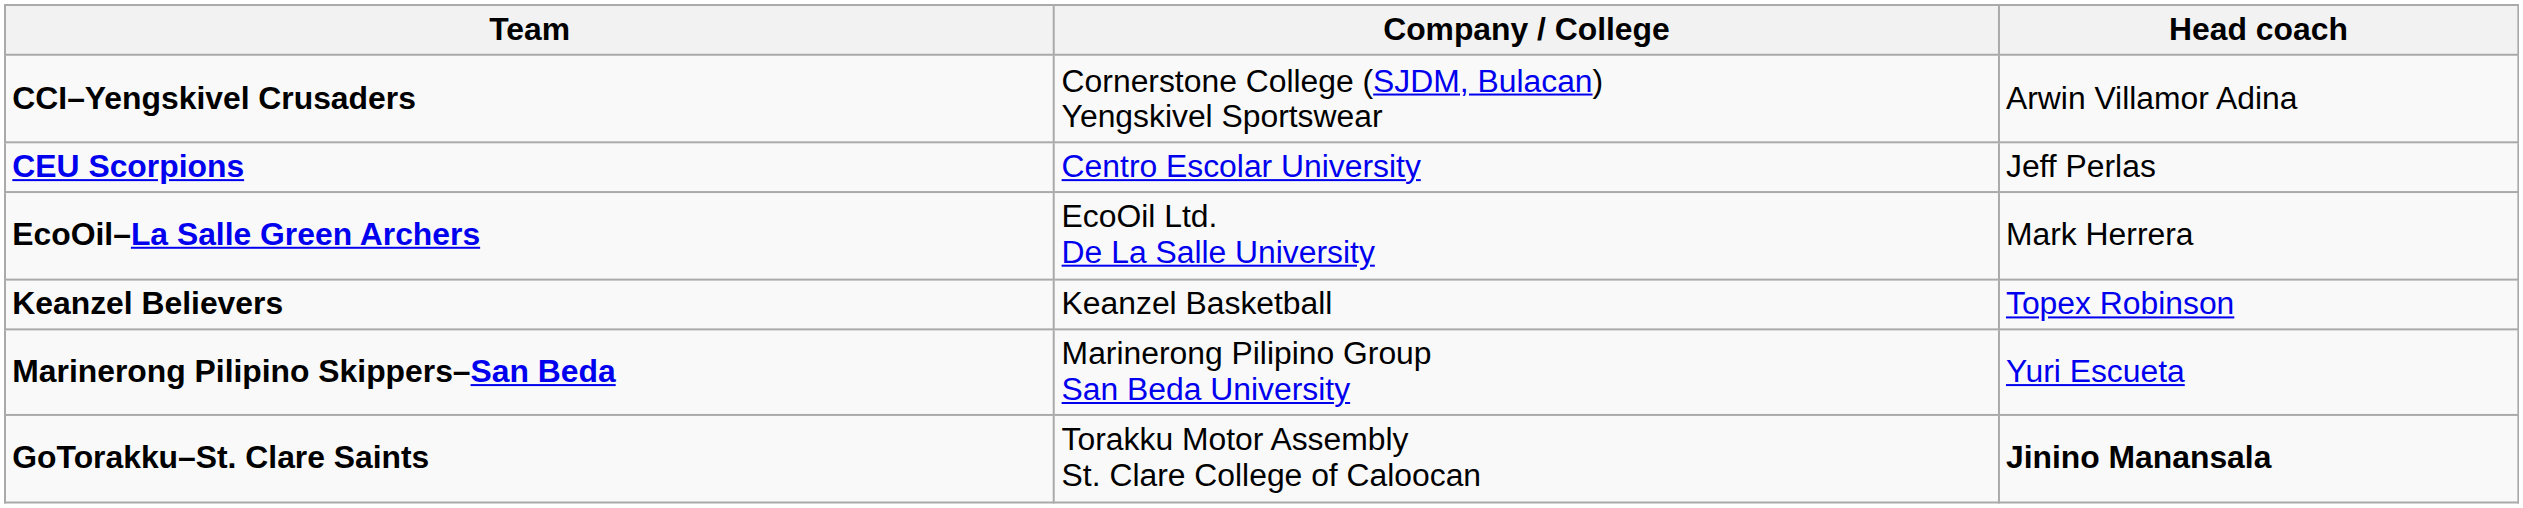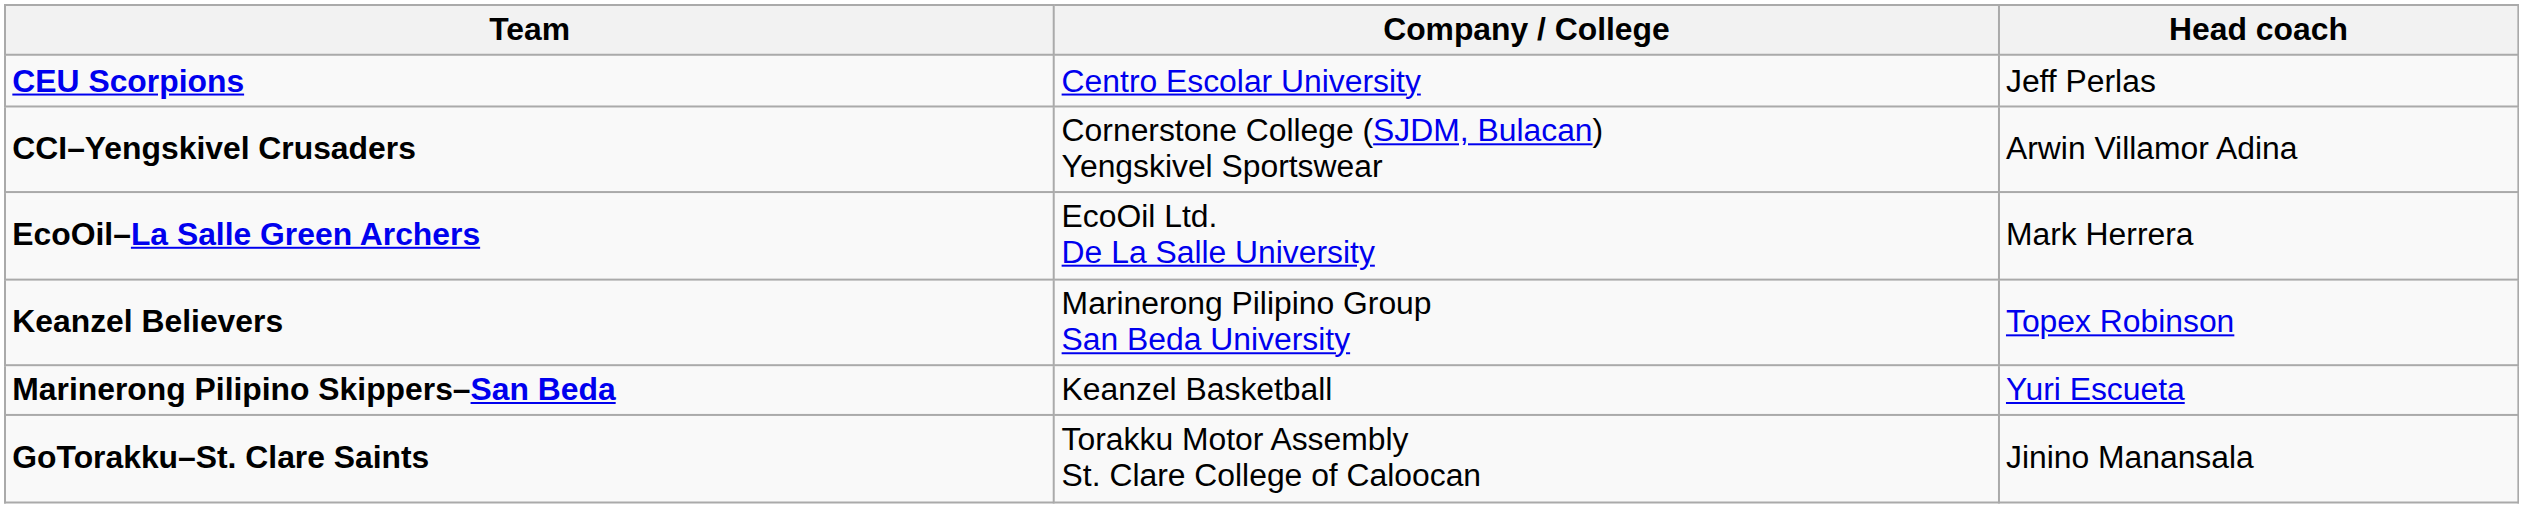rows swapped: (214, 98) <-> (128, 166)
(1197, 303) Keanzel Basketball -> (1247, 321) Marinerong Pilipino Group San Beda University
(1247, 371) Marinerong Pilipino Group San Beda University -> (1197, 389) Keanzel Basketball
(2139, 458) bold -> (2130, 458) normal
